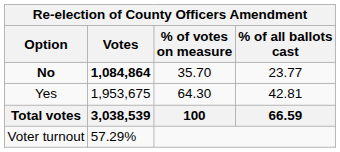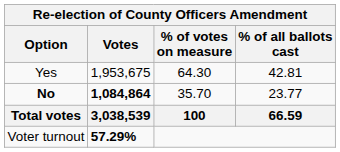rows swapped: (46, 94) <-> (46, 72)
(113, 136) normal -> (113, 136) bold
